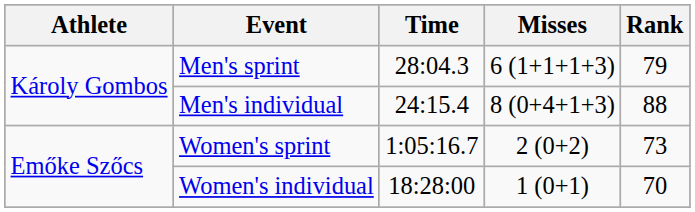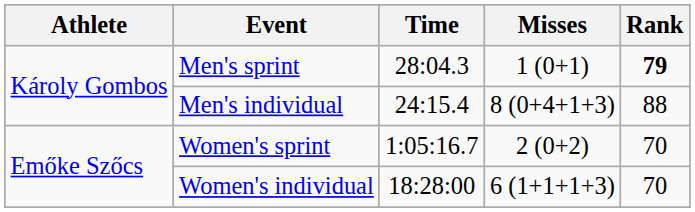(552, 65) 6 (1+1+1+3) -> (552, 65) 1 (0+1)
(655, 65) normal -> (655, 65) bold
(655, 146) 73 -> (655, 146) 70
(552, 186) 1 (0+1) -> (552, 186) 6 (1+1+1+3)
